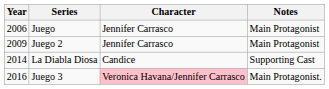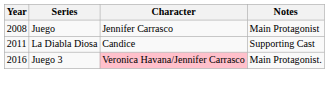(17, 28) 2006 -> (17, 28) 2008
- row: (47, 44)
(17, 60) 2014 -> (17, 44) 2011
